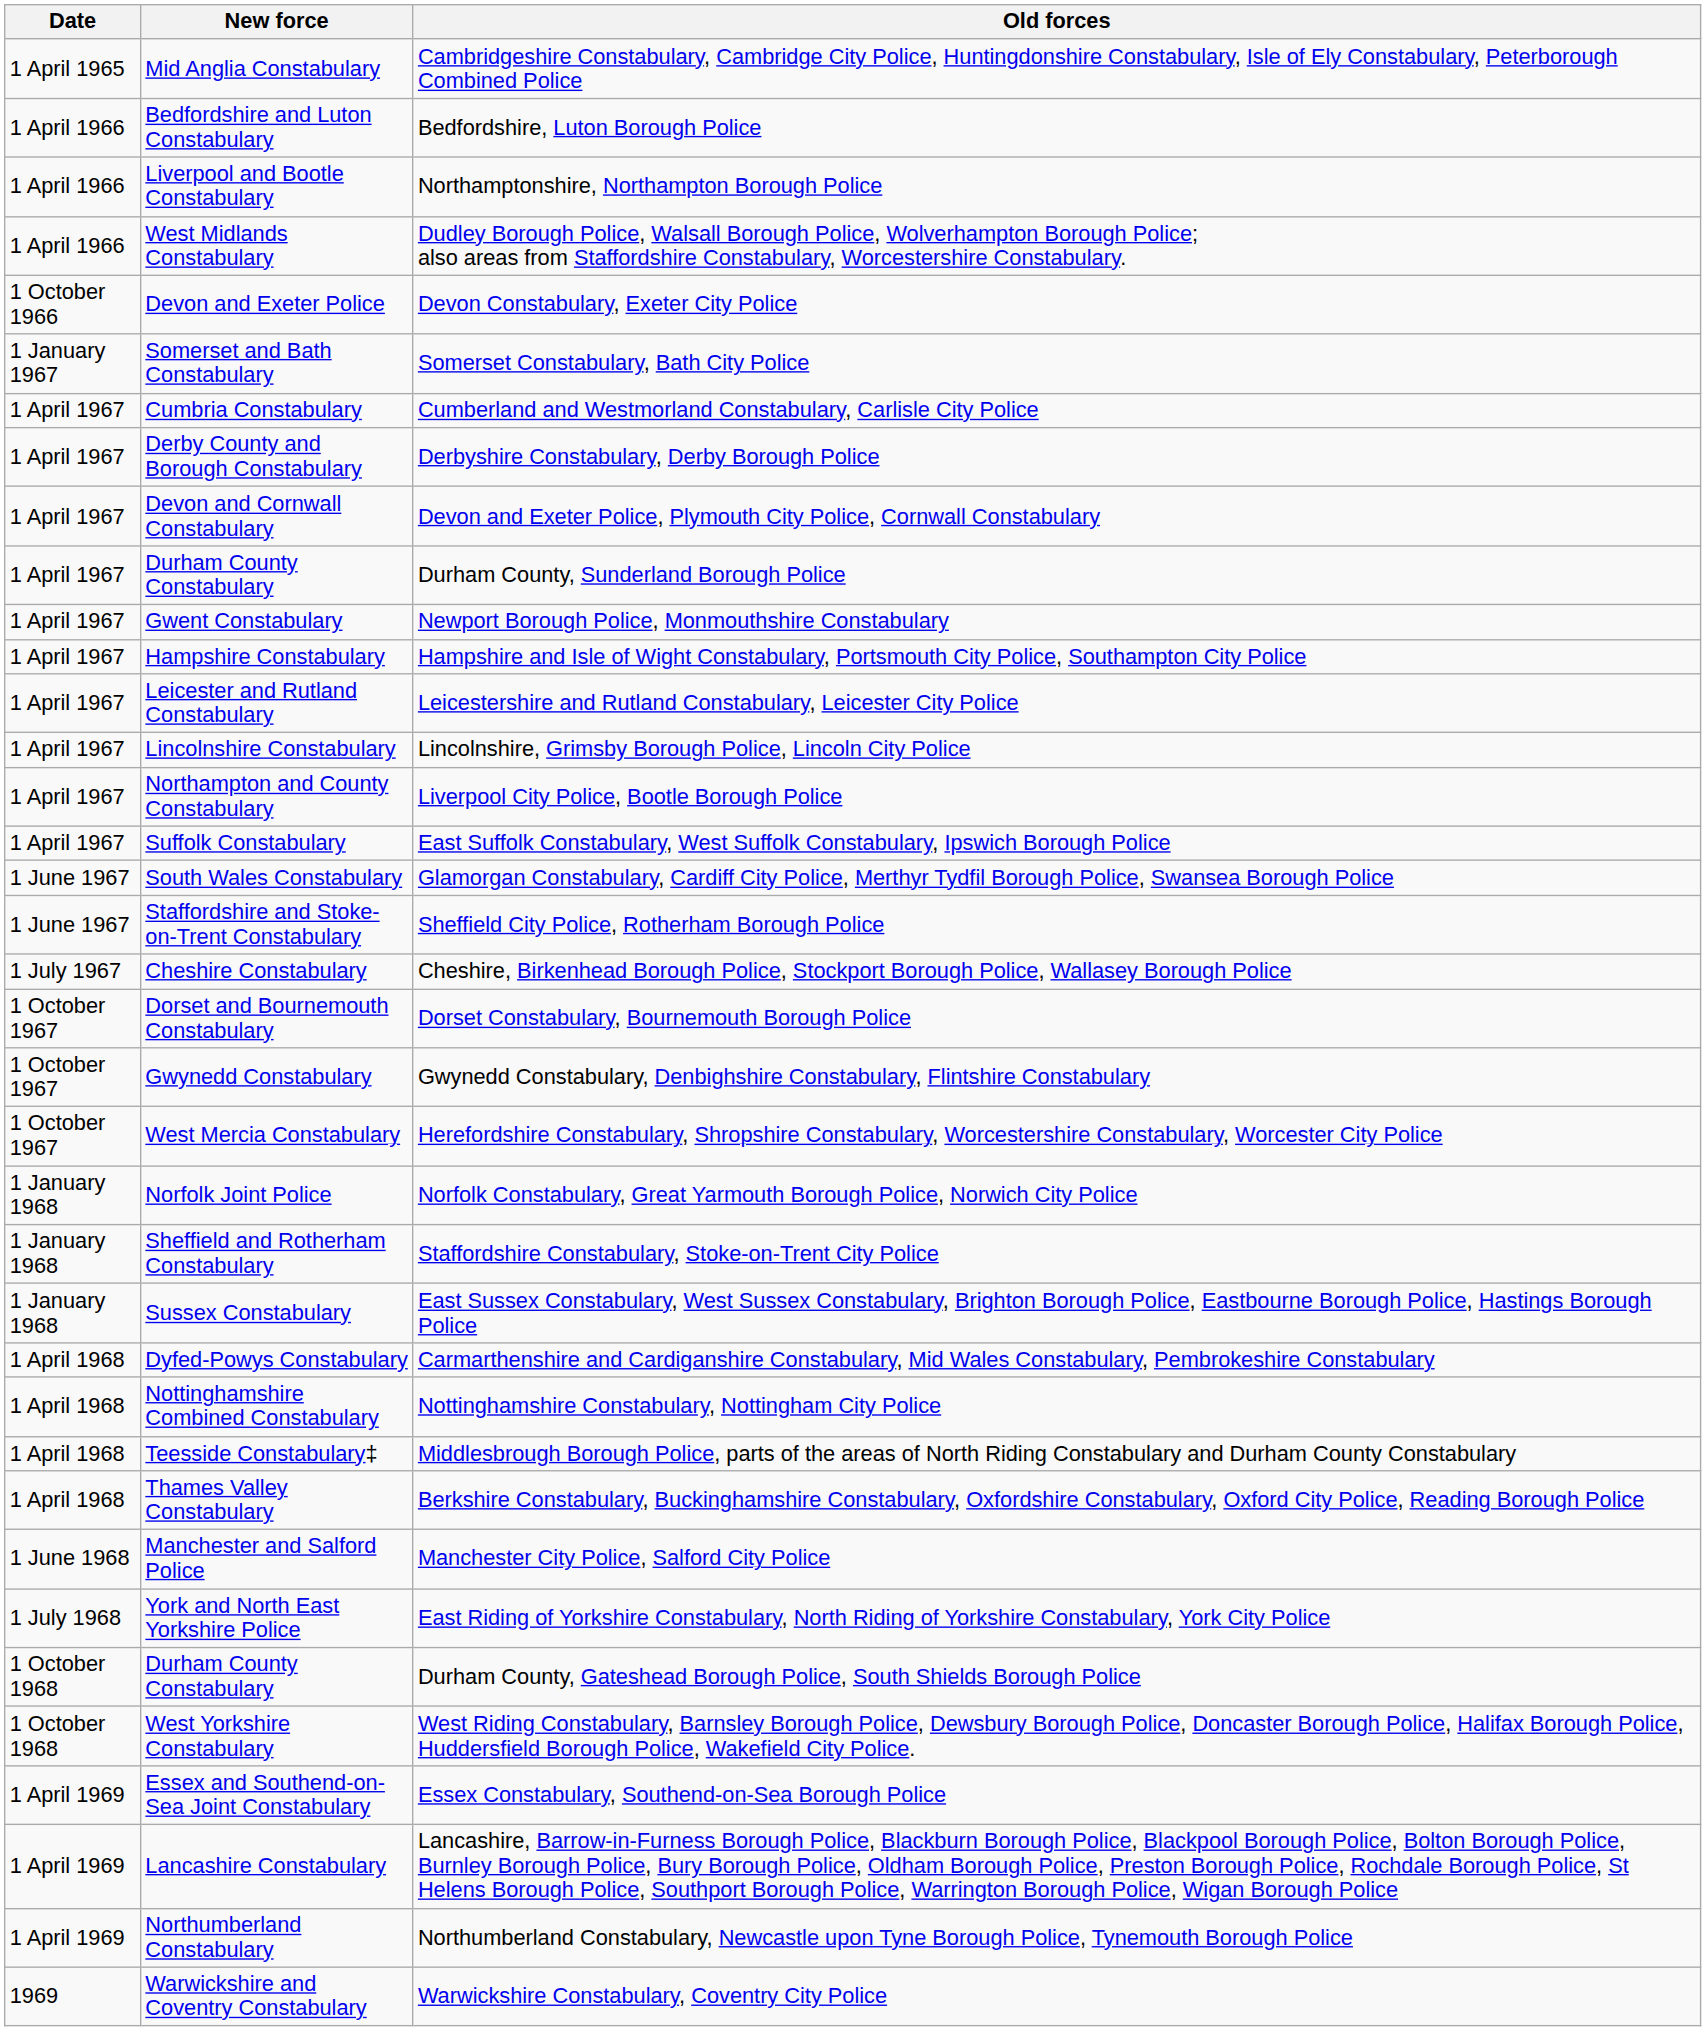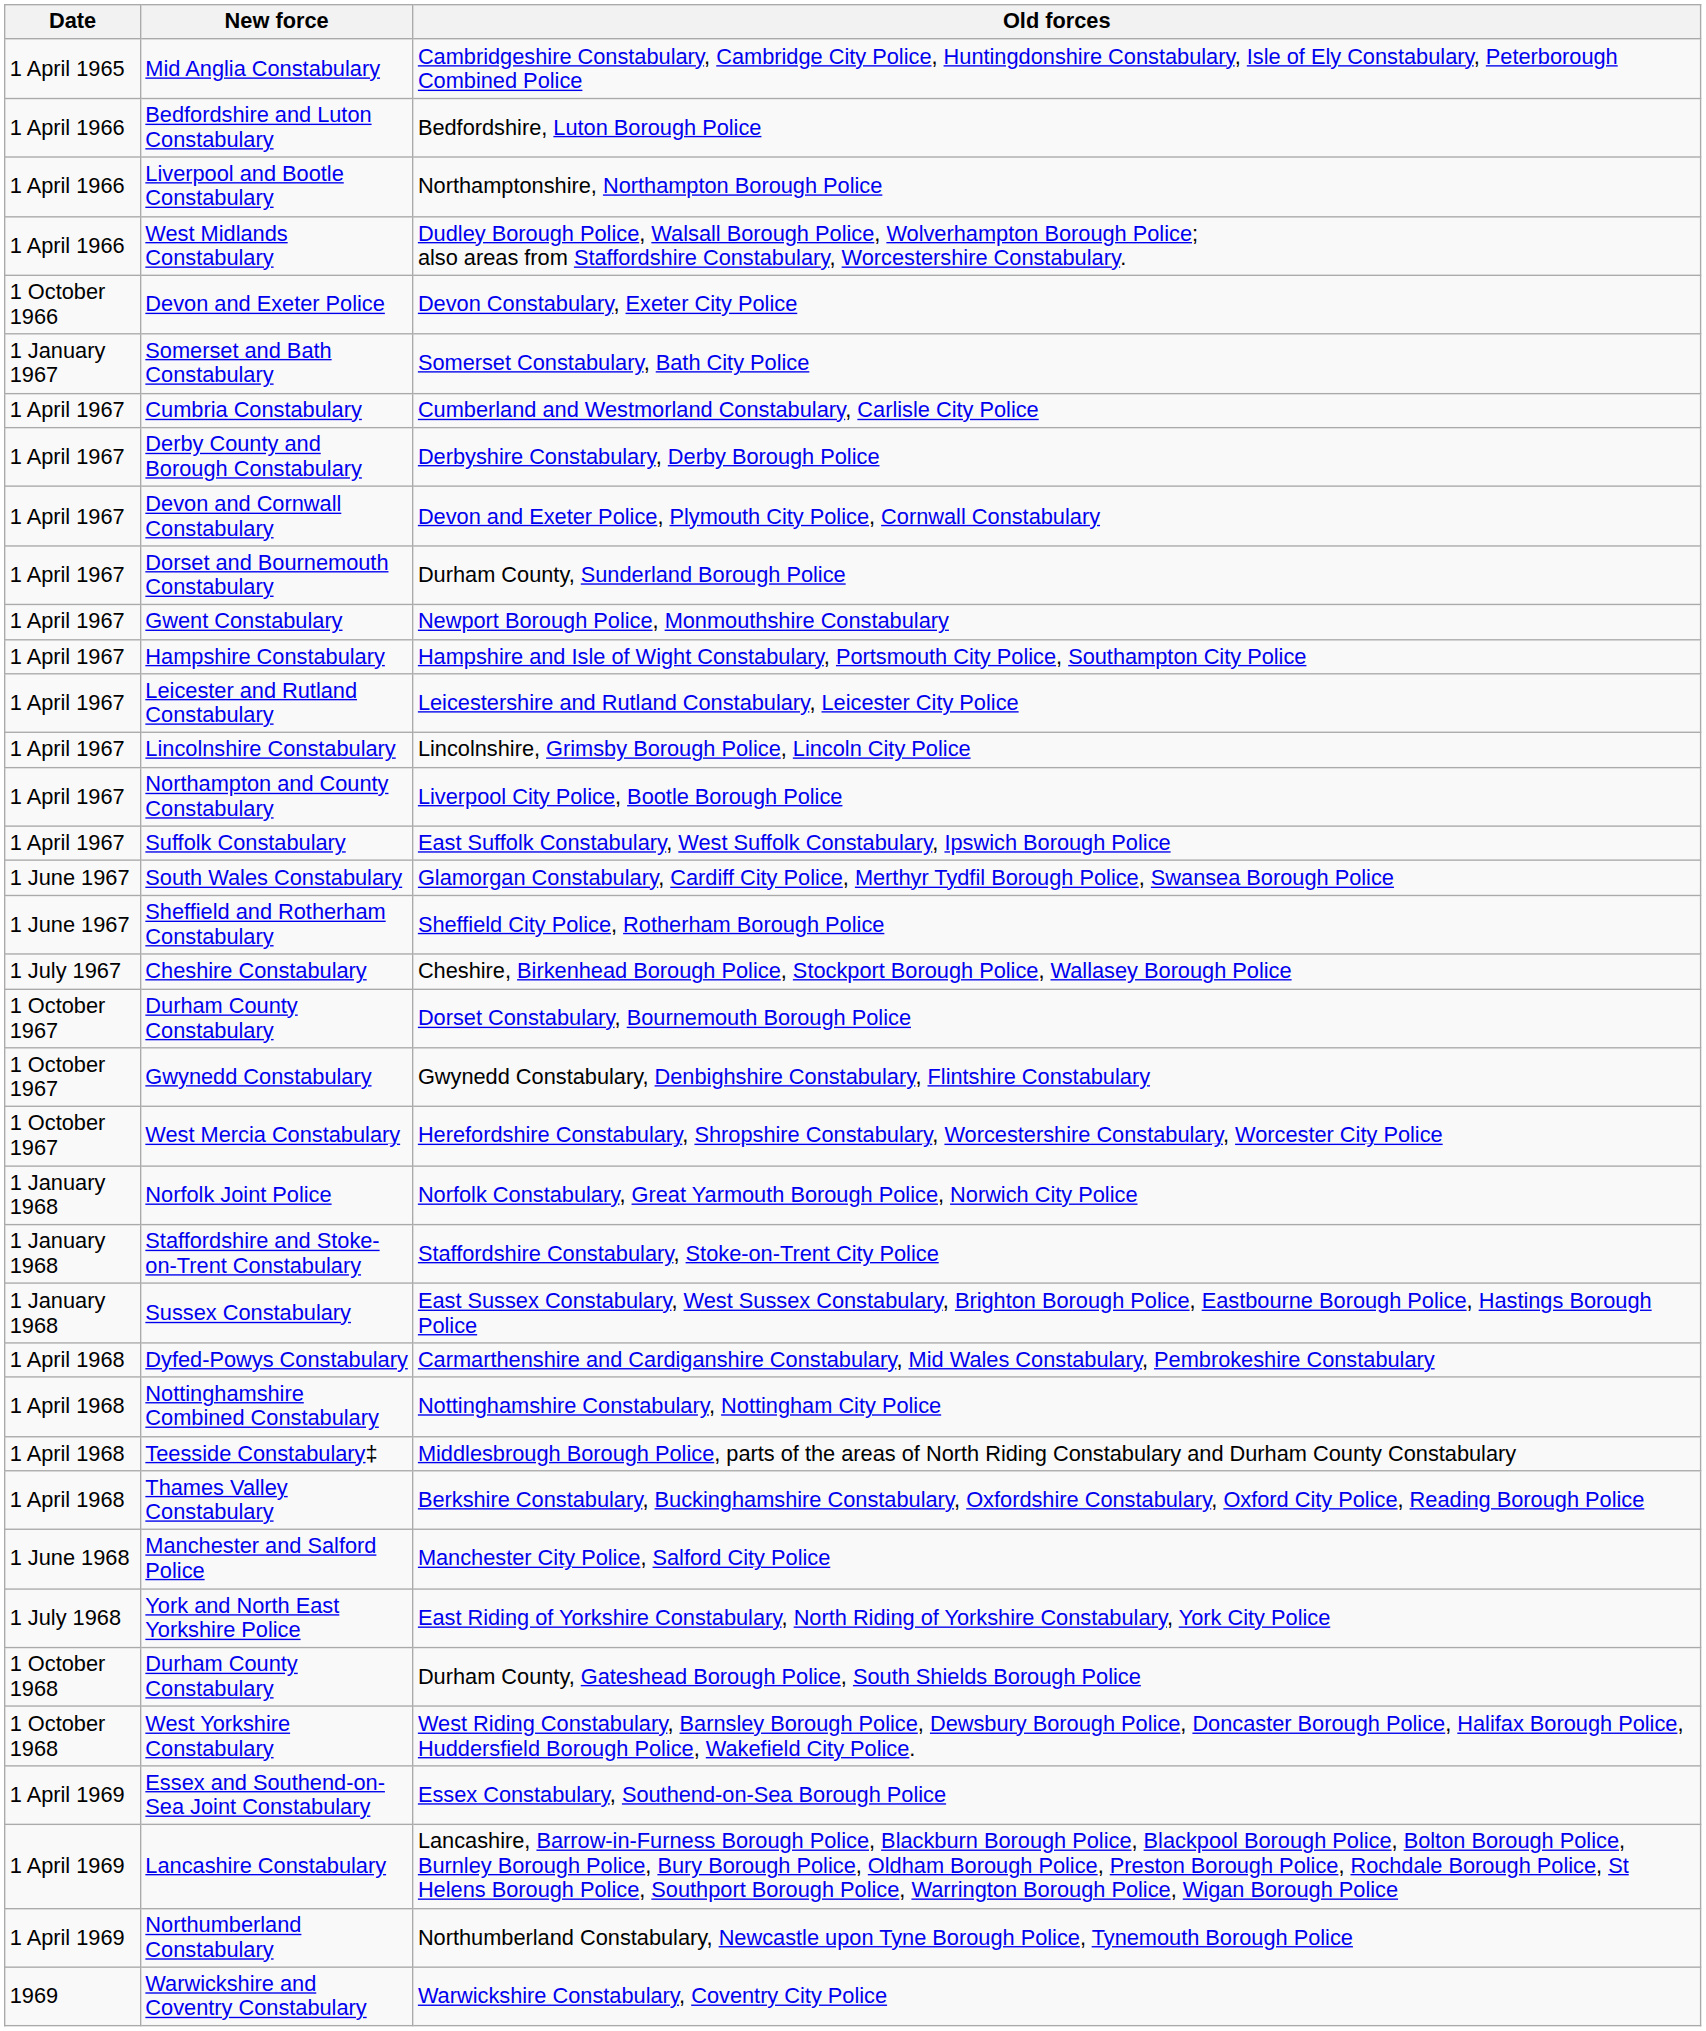(222, 574) Durham County Constabulary -> (267, 574) Dorset and Bournemouth Constabulary
(262, 924) Staffordshire and Stoke-on-Trent Constabulary -> (266, 924) Sheffield and Rotherham Constabulary
(267, 1017) Dorset and Bournemouth Constabulary -> (222, 1017) Durham County Constabulary
(266, 1253) Sheffield and Rotherham Constabulary -> (262, 1253) Staffordshire and Stoke-on-Trent Constabulary
